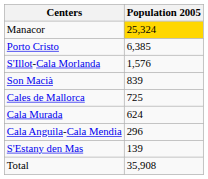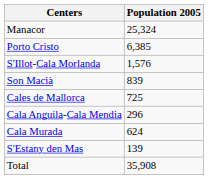(141, 30) gold background -> (141, 30) no background
rows swapped: (35, 115) <-> (64, 132)
